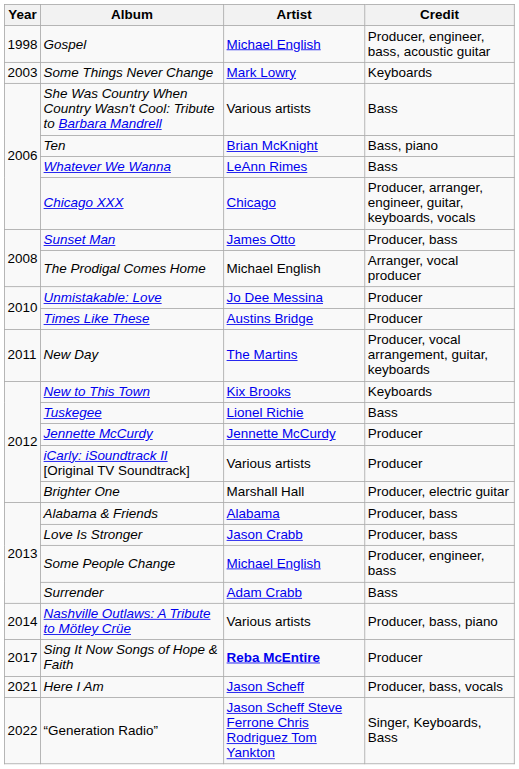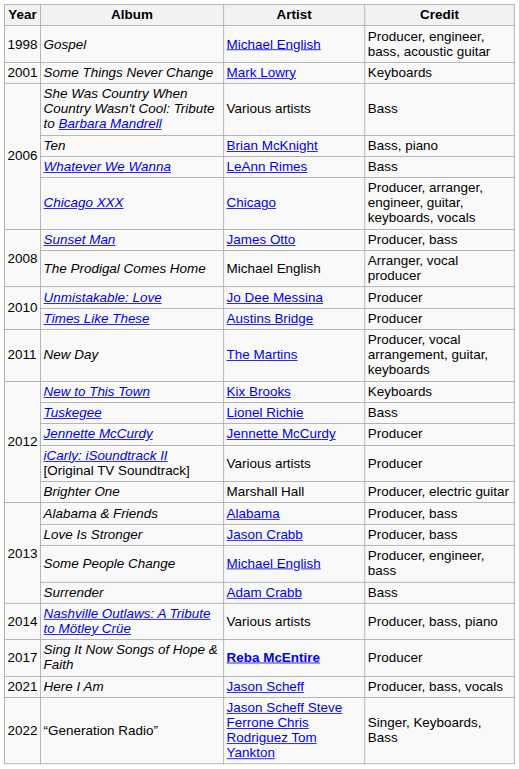(22, 72) 2003 -> (22, 72) 2001
